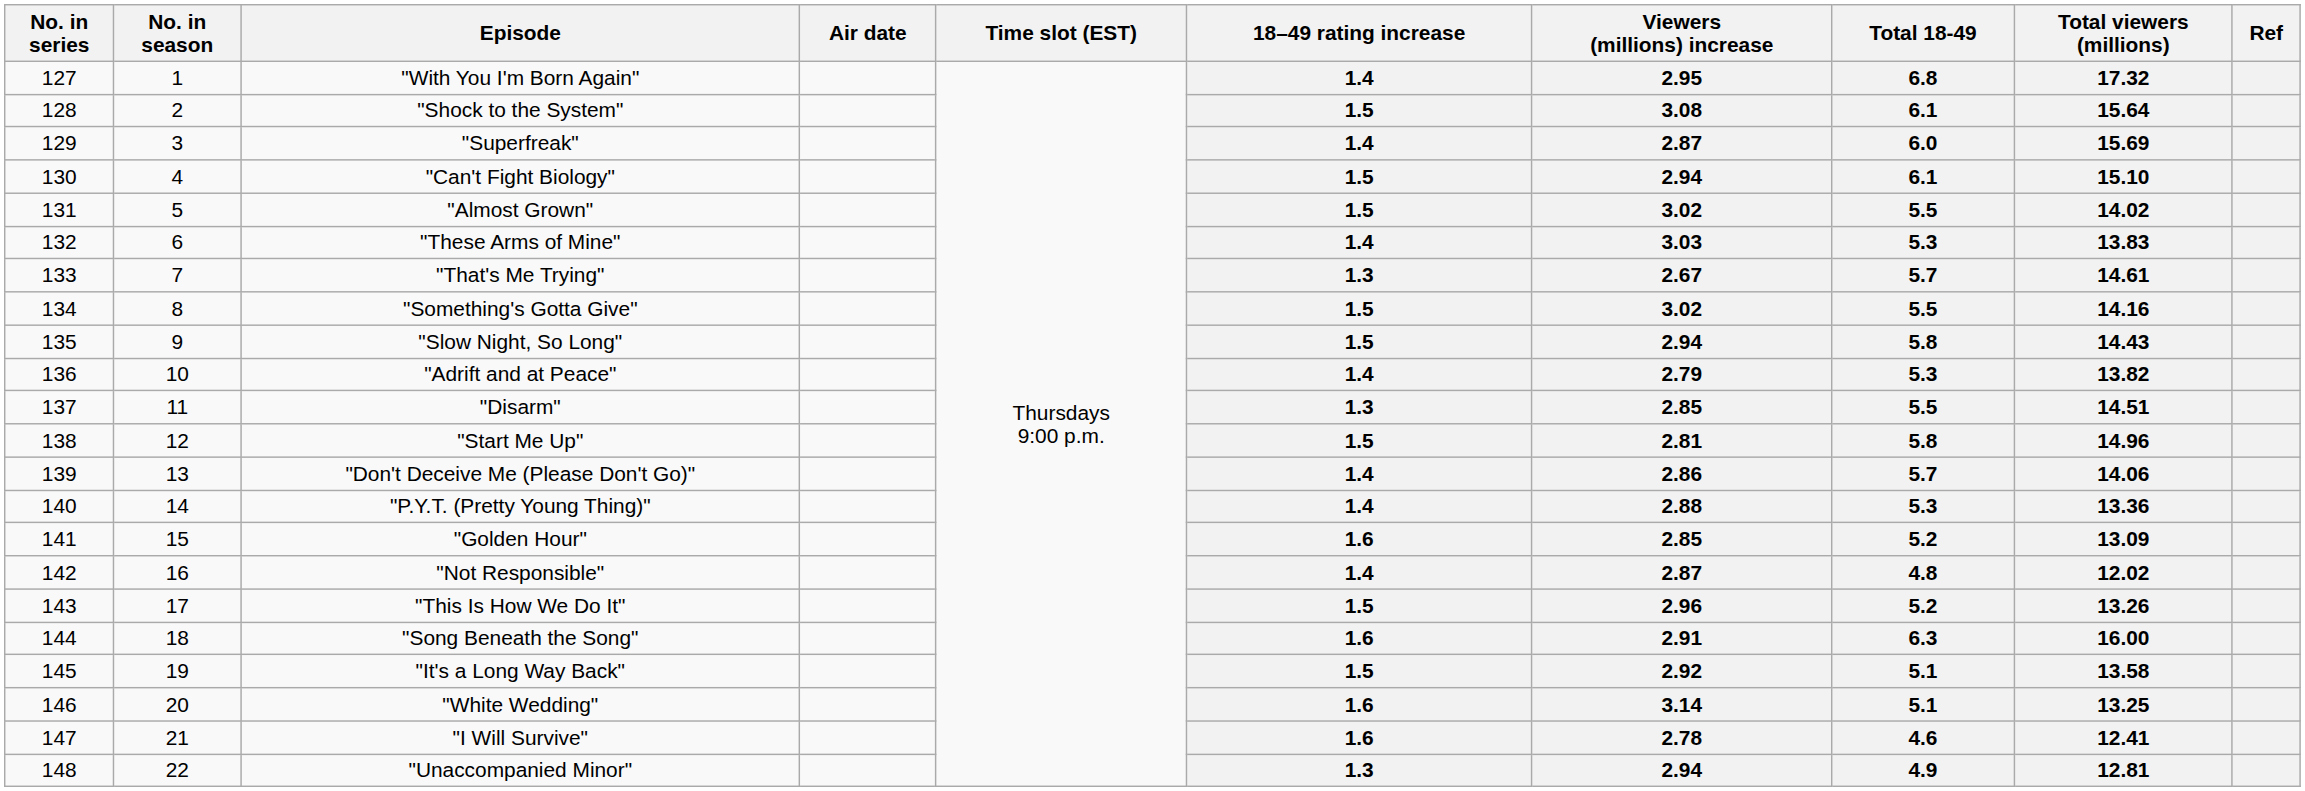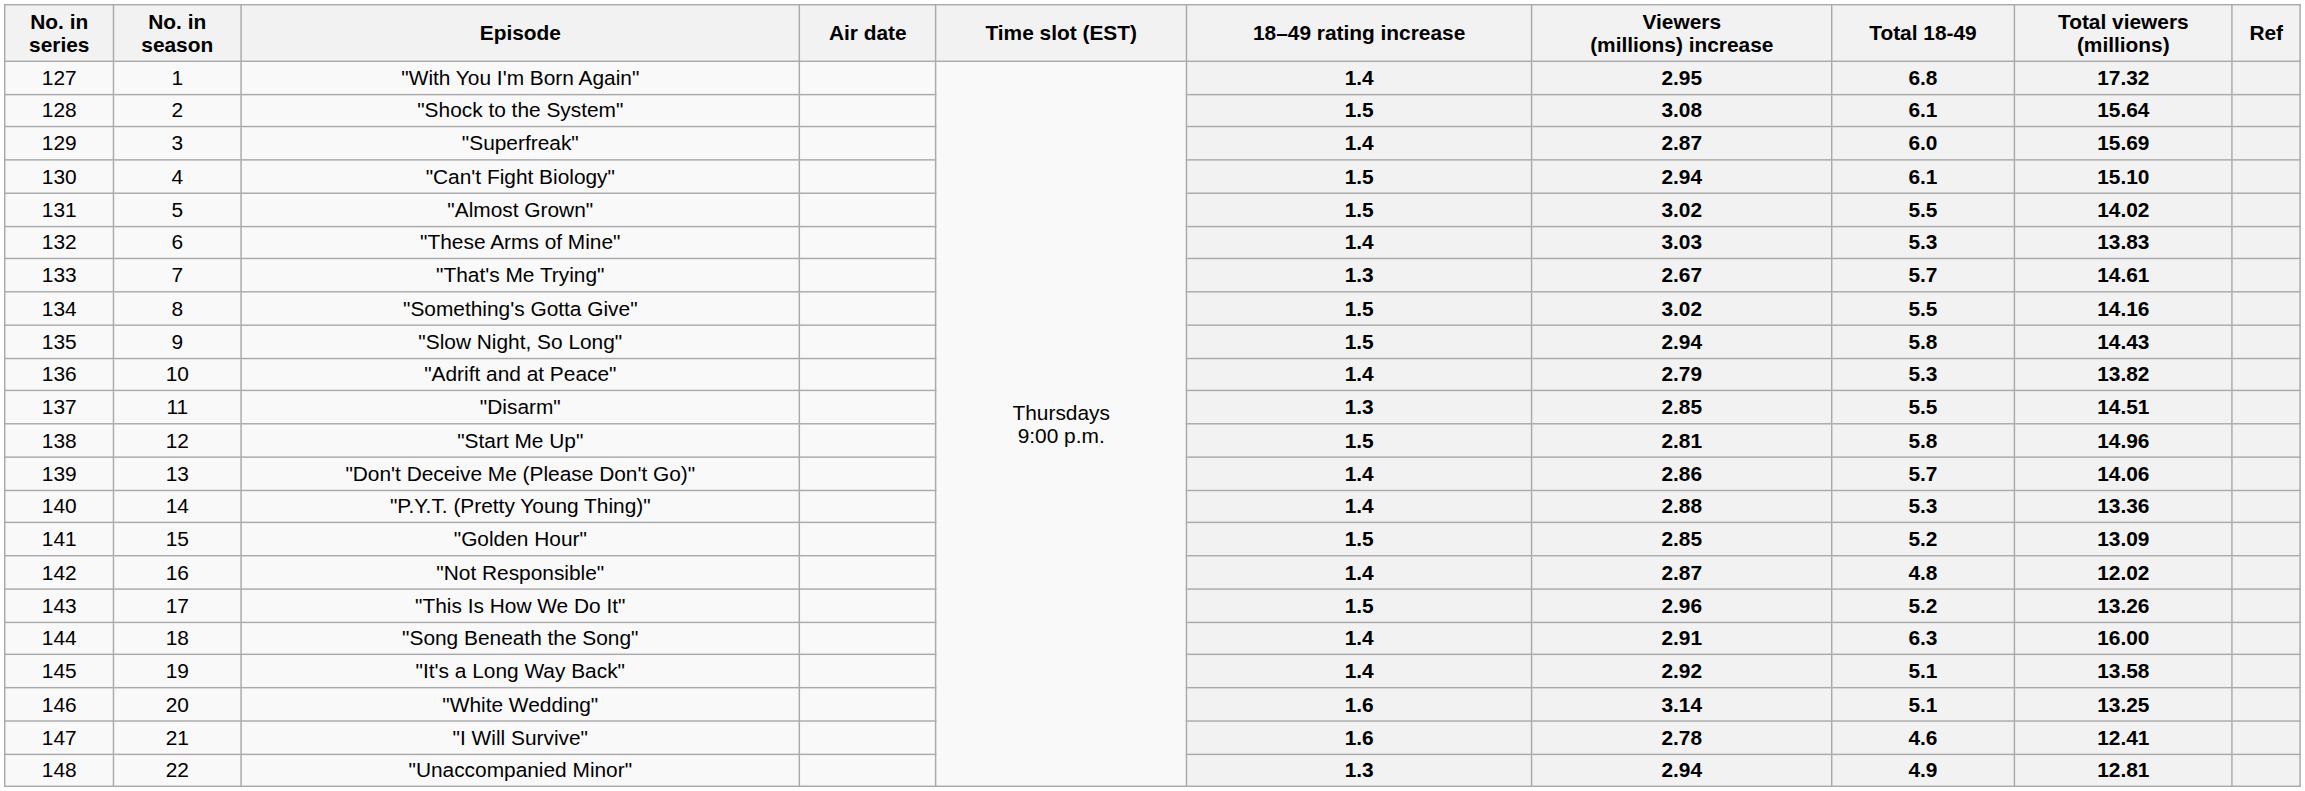(1359, 540) 1.6 -> (1359, 540) 1.5
(1359, 639) 1.6 -> (1359, 639) 1.4
(1359, 672) 1.5 -> (1359, 672) 1.4
